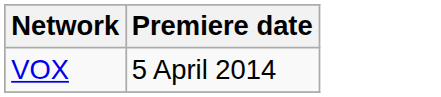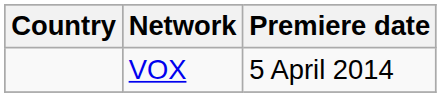+ column: (64, 26)
